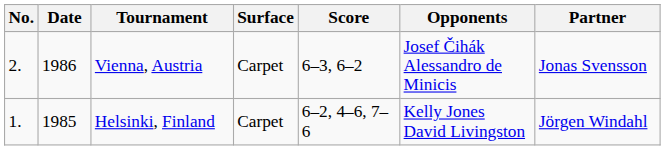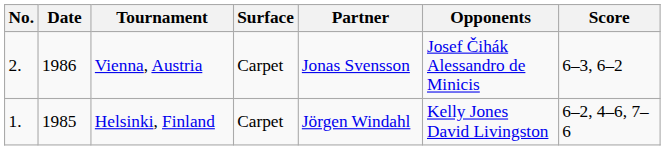columns swapped: (597, 18) <-> (349, 18)
